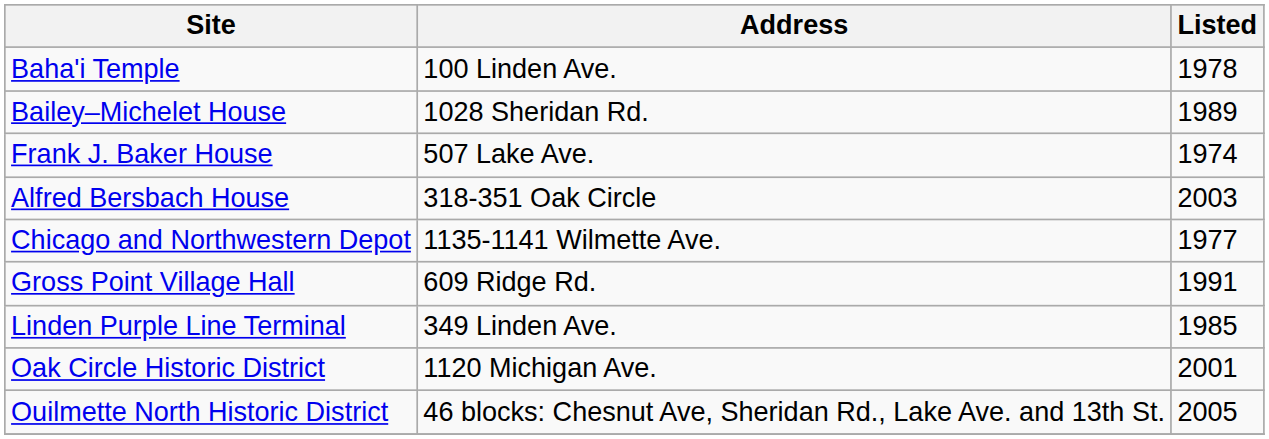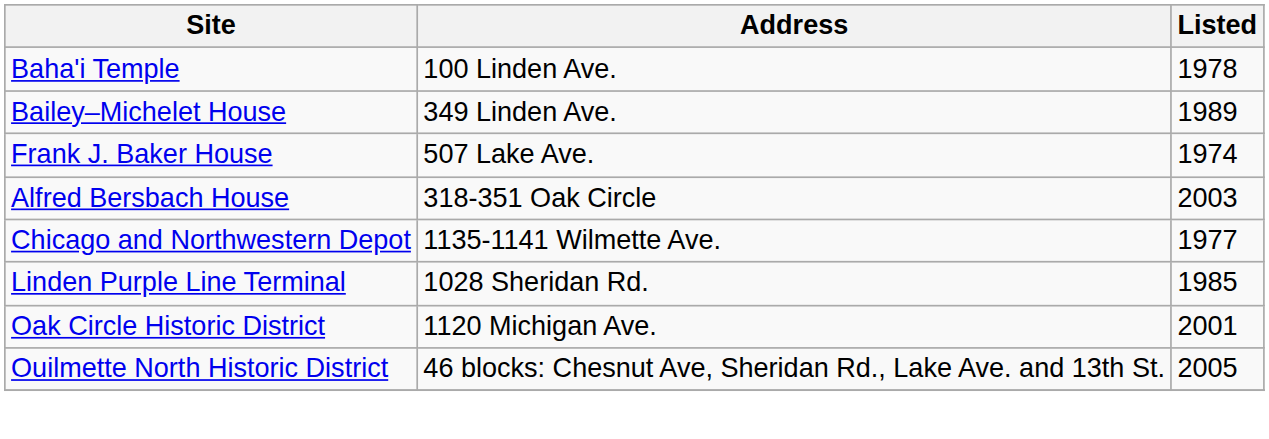(536, 111) 1028 Sheridan Rd. -> (520, 111) 349 Linden Ave.
- row: (153, 283)
(520, 326) 349 Linden Ave. -> (536, 283) 1028 Sheridan Rd.
